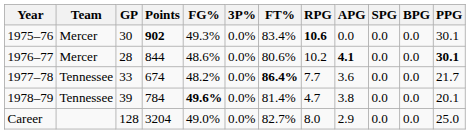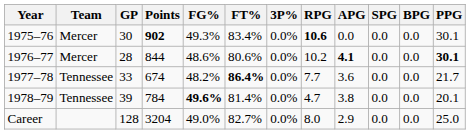columns swapped: (242, 14) <-> (280, 14)
